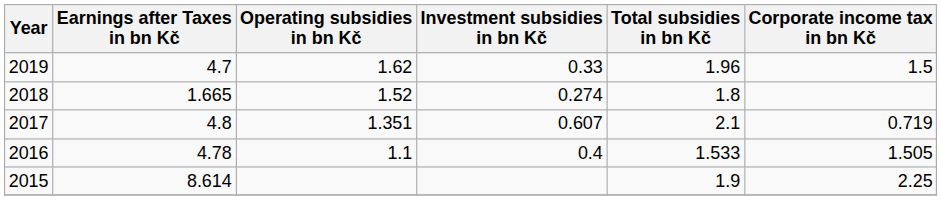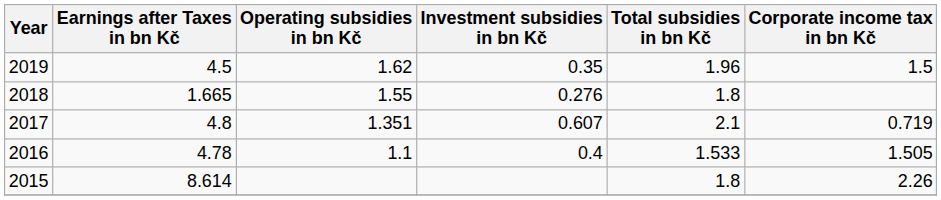(219, 67) 4.7 -> (219, 67) 4.5
(585, 67) 0.33 -> (585, 67) 0.35
(395, 95) 1.52 -> (395, 95) 1.55
(580, 95) 0.274 -> (580, 95) 0.276
(728, 180) 1.9 -> (728, 180) 1.8
(915, 180) 2.25 -> (915, 180) 2.26
